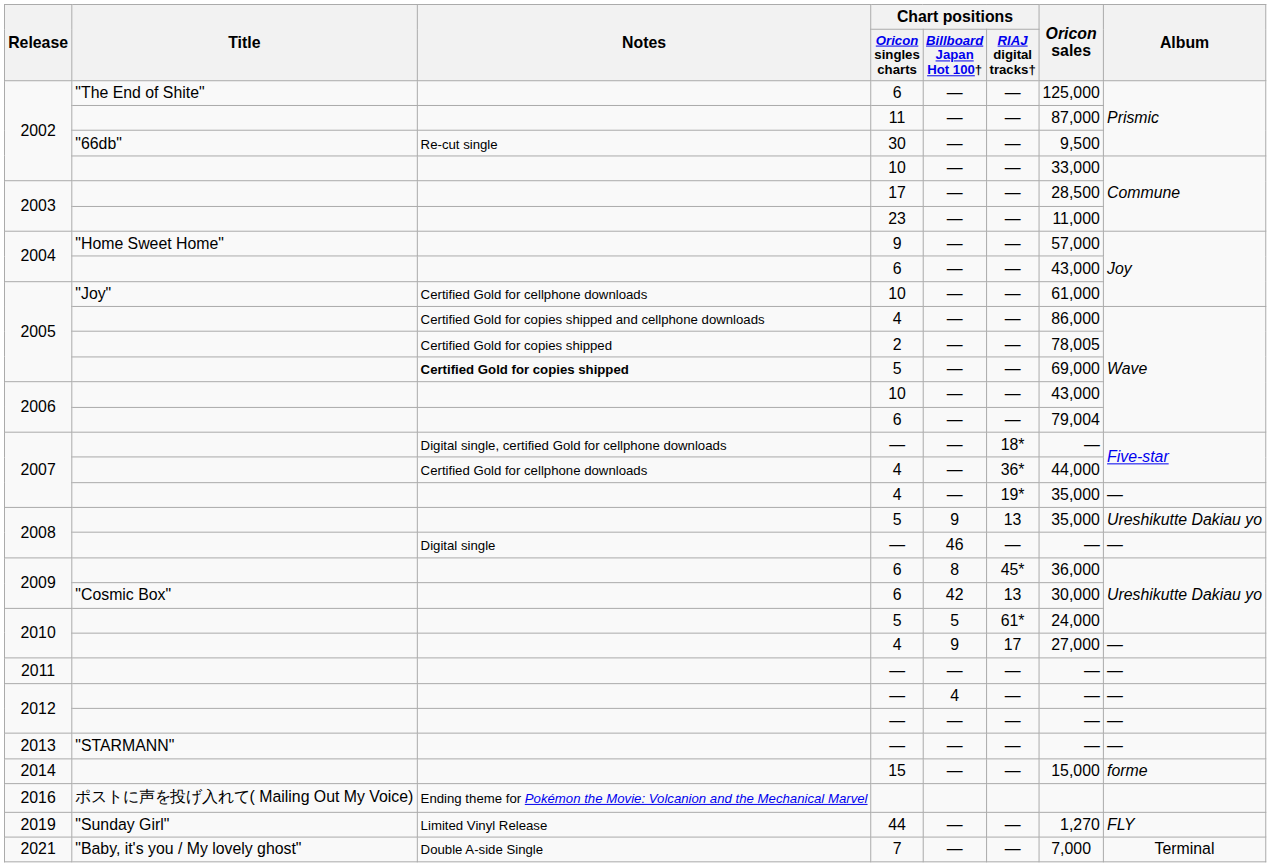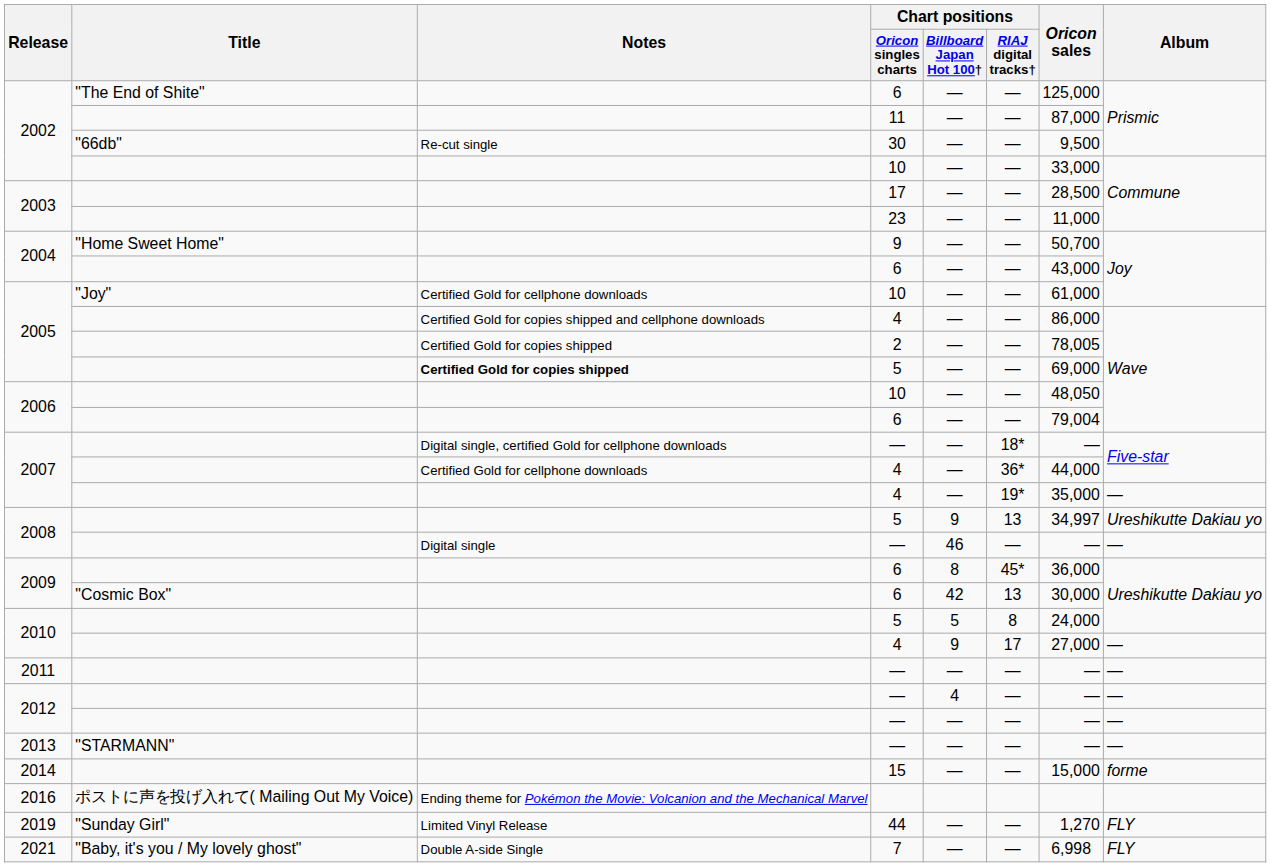(1076, 243) 57,000 -> (1076, 243) 50,700
(1076, 394) 43,000 -> (1076, 394) 48,050
(1076, 520) 35,000 -> (1076, 520) 34,997
(1013, 620) 61* -> (1013, 620) 8
(1071, 849) 7,000 -> (1071, 849) 6,998
(1185, 849) Terminal -> (1121, 849) FLY
